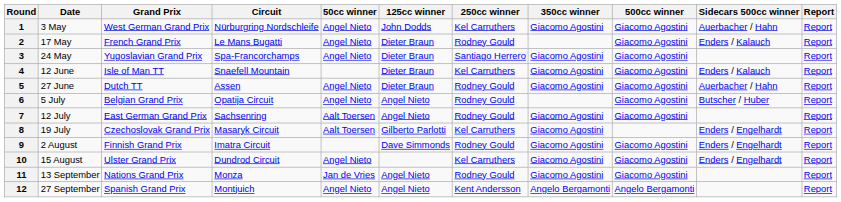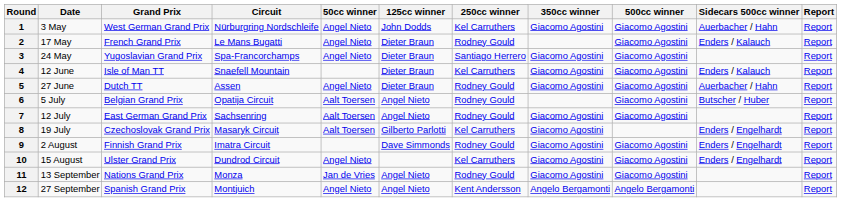(347, 100) Angel Nieto -> (349, 100) Aalt Toersen
